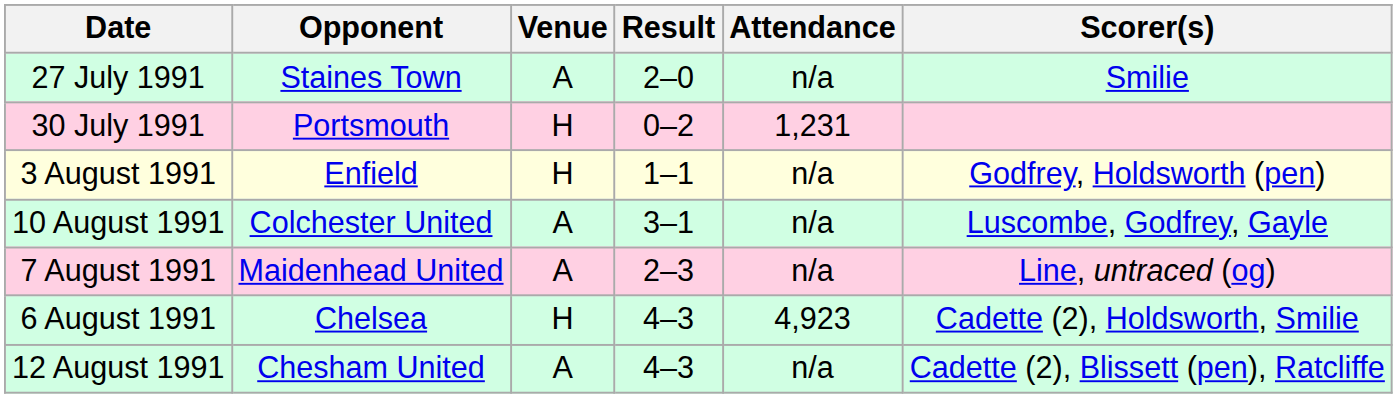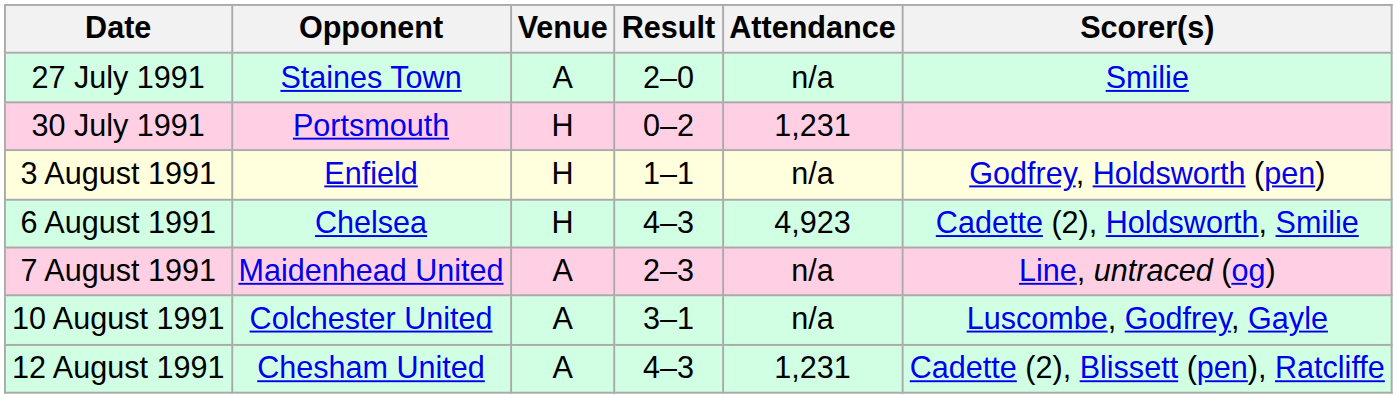rows swapped: (118, 319) <-> (118, 222)
(812, 367) n/a -> (812, 367) 1,231
